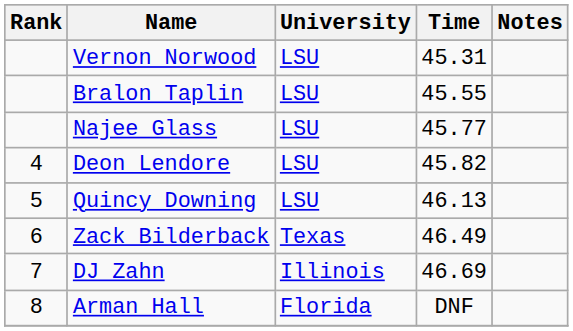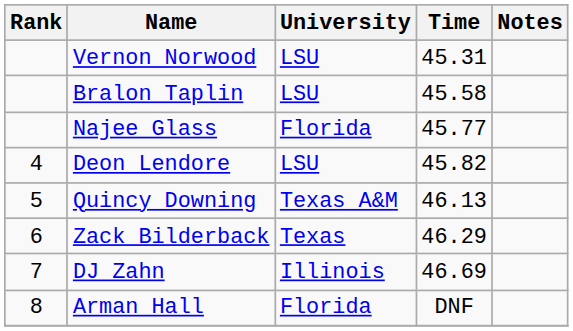(454, 94) 45.55 -> (454, 94) 45.58
(300, 129) LSU -> (326, 129) Florida
(300, 201) LSU -> (339, 201) Texas A&M
(454, 236) 46.49 -> (454, 236) 46.29
